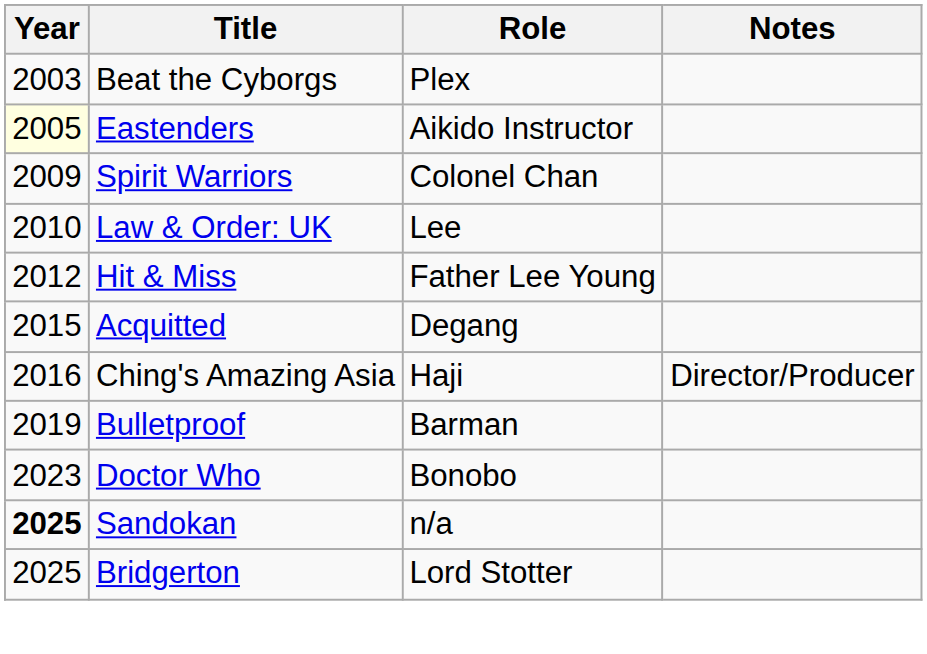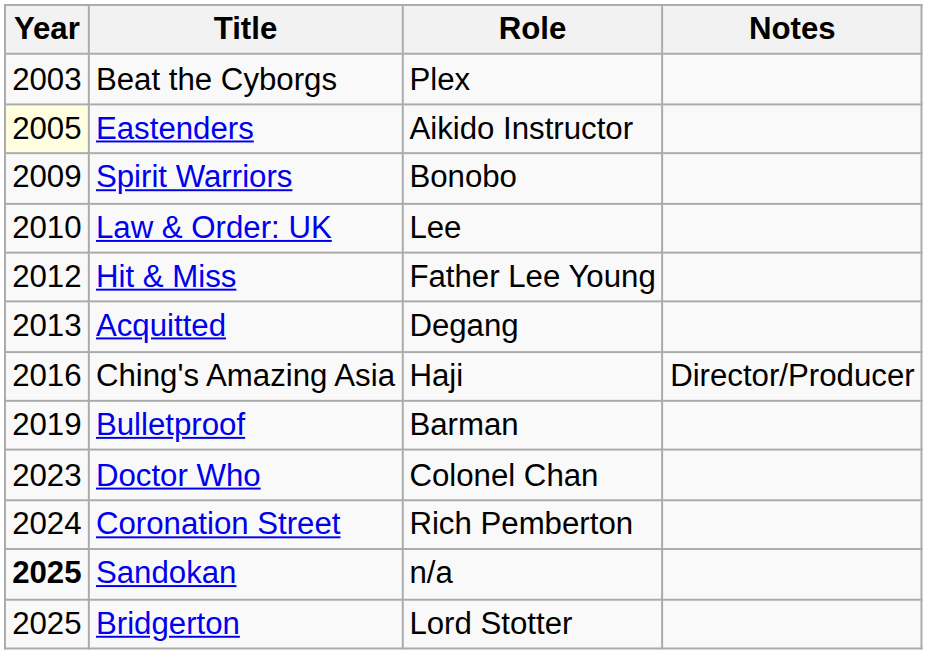(504, 177) Colonel Chan -> (463, 177) Bonobo
(47, 326) 2015 -> (47, 326) 2013
(463, 474) Bonobo -> (504, 474) Colonel Chan
+ row: (218, 524)
